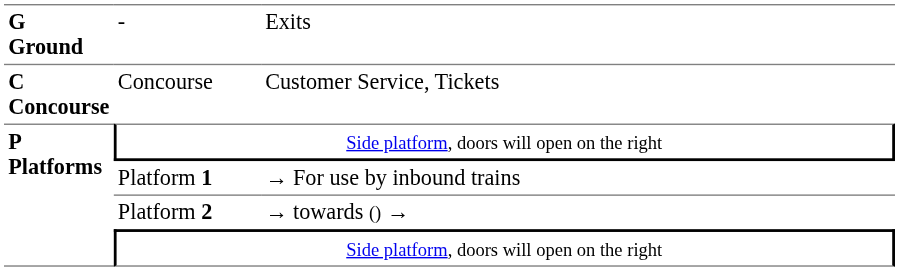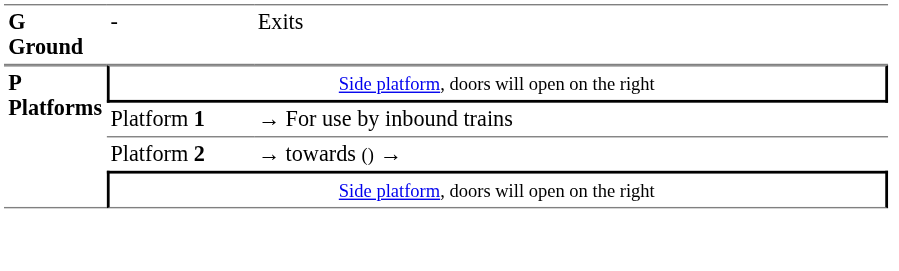- row: (165, 81)
